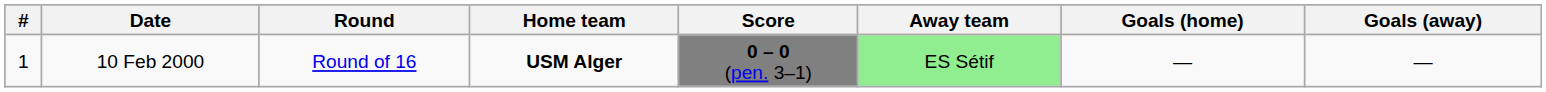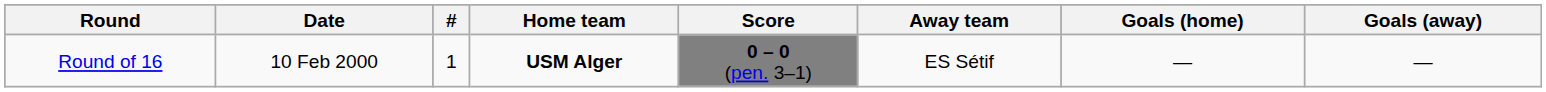columns swapped: (23, 20) <-> (364, 20)
(959, 61) lightgreen background -> (959, 61) no background
